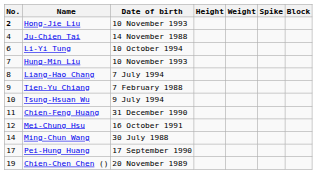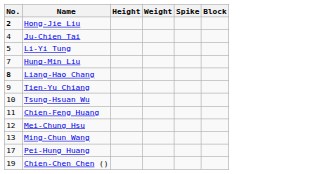- column: (152, 11)
(9, 49) 6 -> (9, 49) 5
(9, 74) normal -> (9, 74) bold
(11, 138) 14 -> (11, 138) 13
